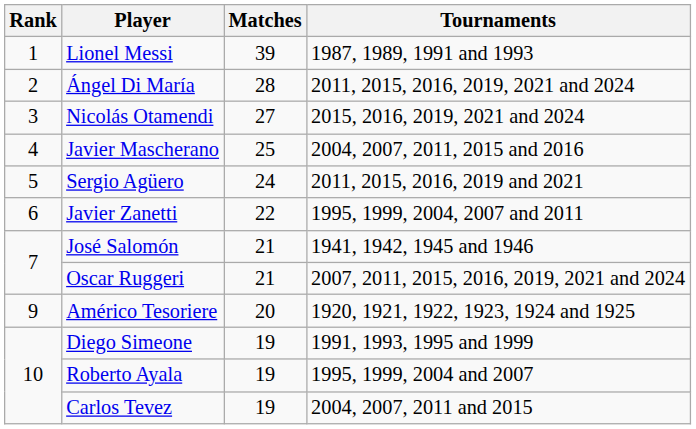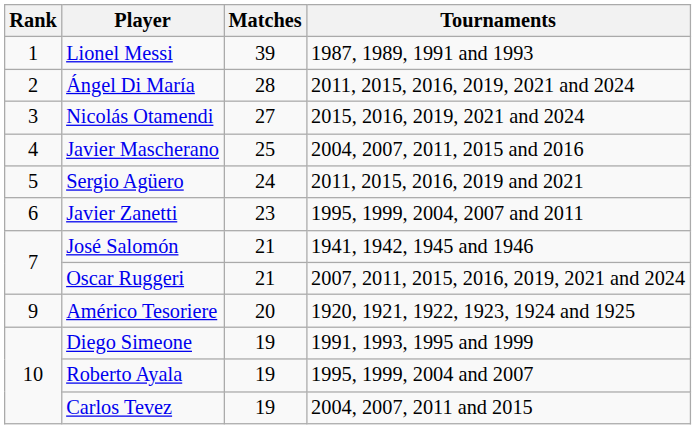(265, 213) 22 -> (265, 213) 23
